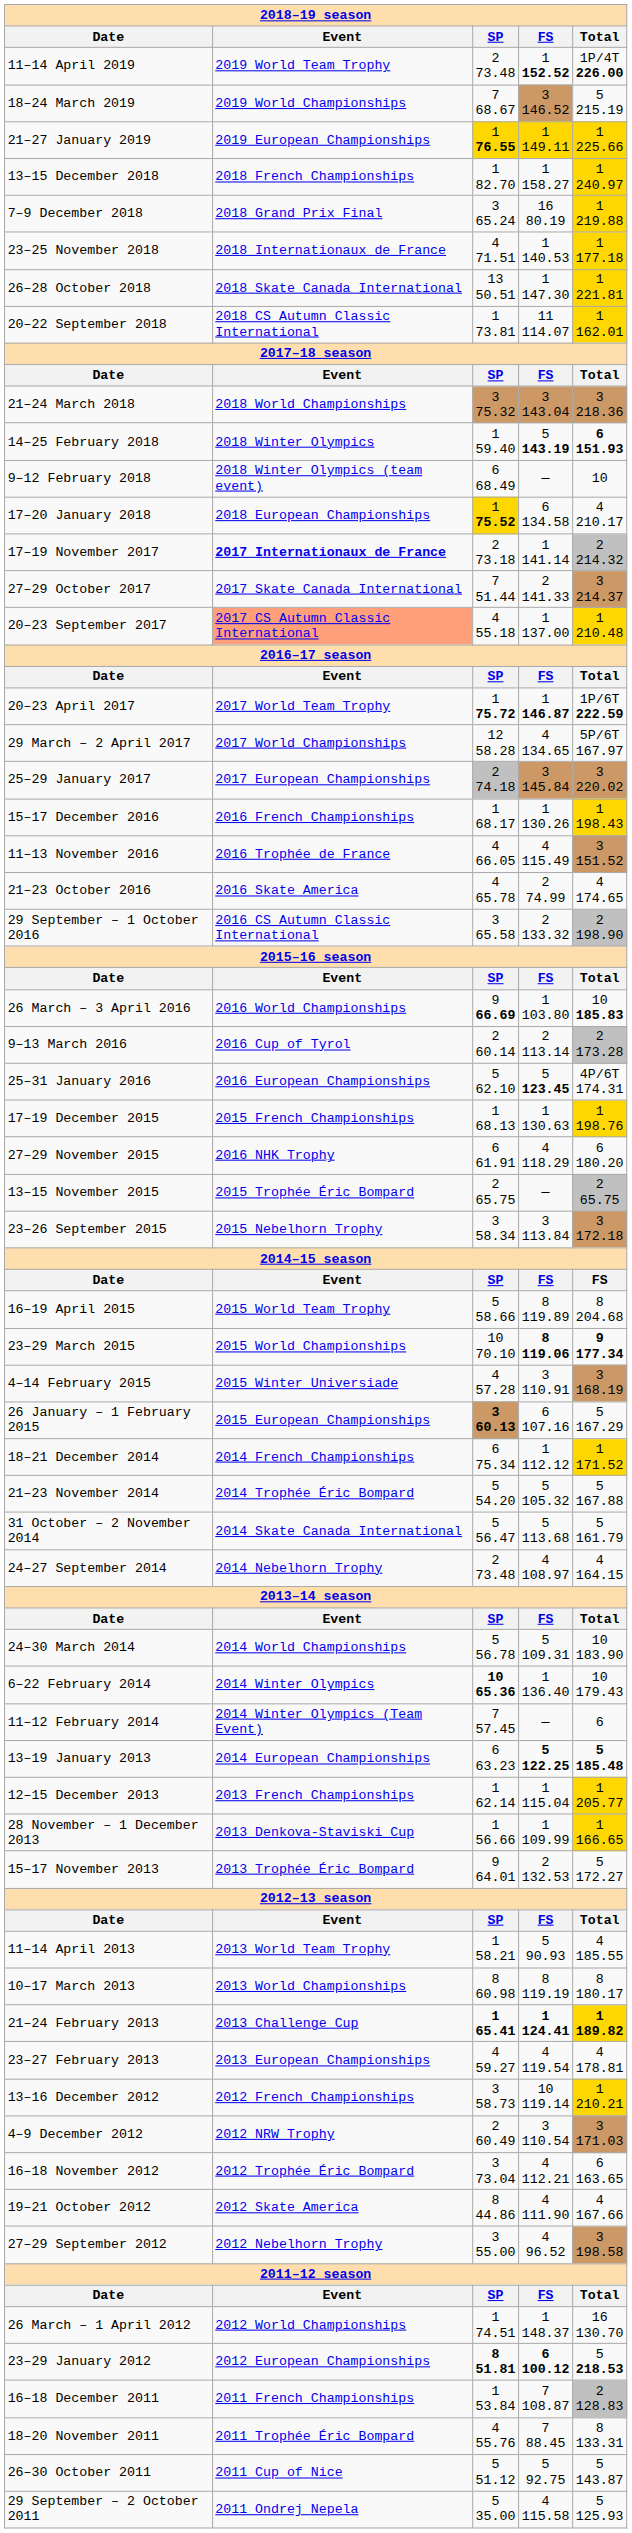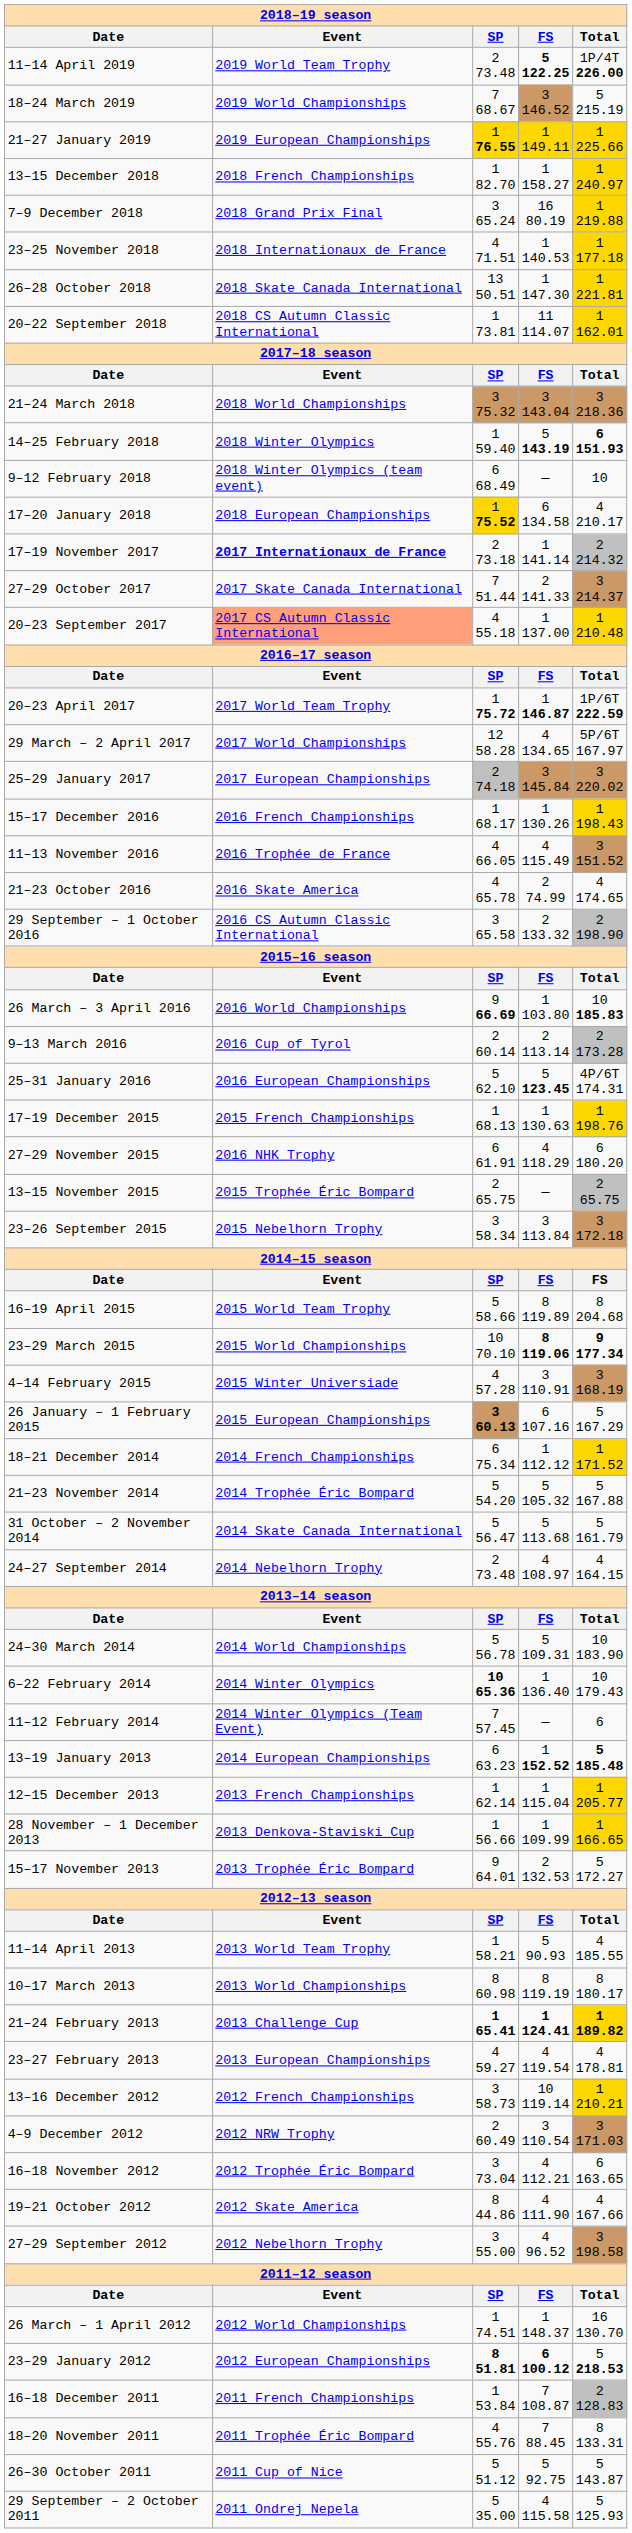(546, 66) 1 152.52 -> (546, 66) 5 122.25
(546, 1759) 5 122.25 -> (546, 1759) 1 152.52
